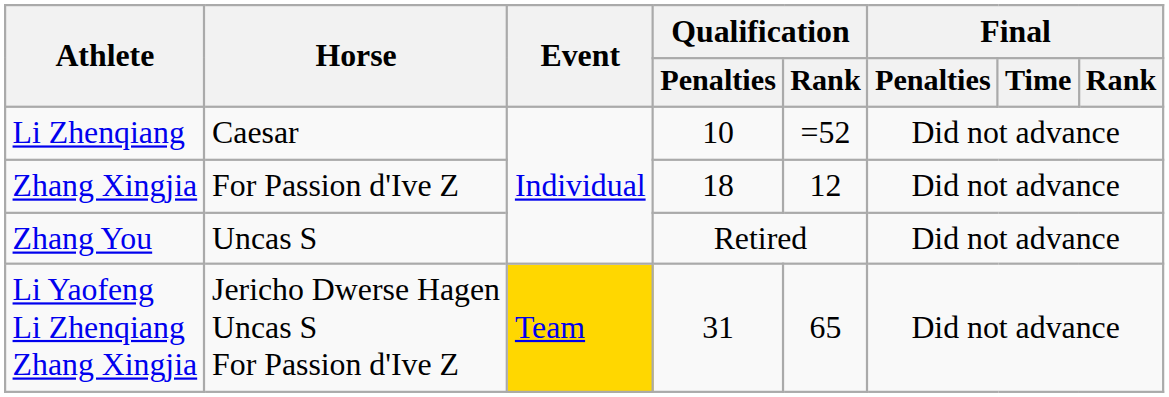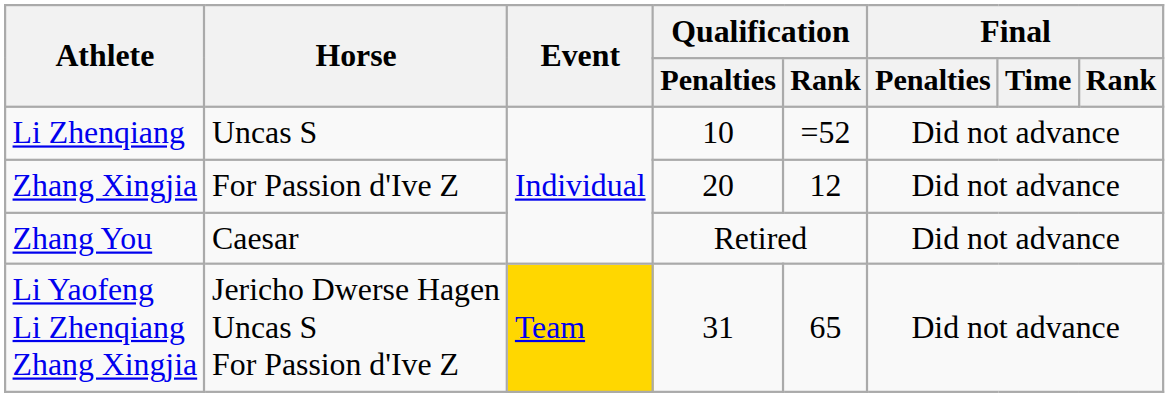(255, 133) Caesar -> (265, 133) Uncas S
(718, 185) 18 -> (718, 185) 20
(265, 238) Uncas S -> (255, 238) Caesar
